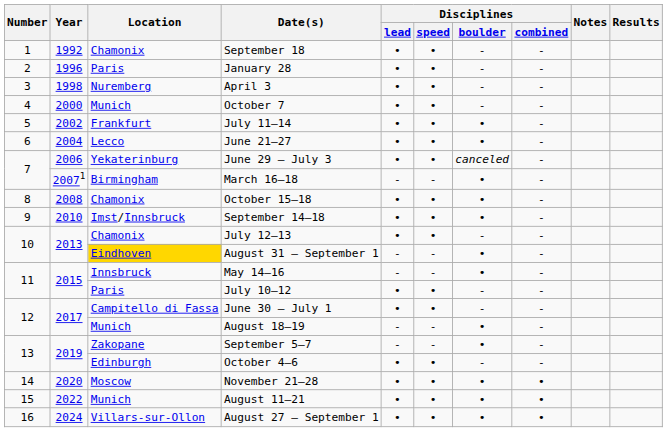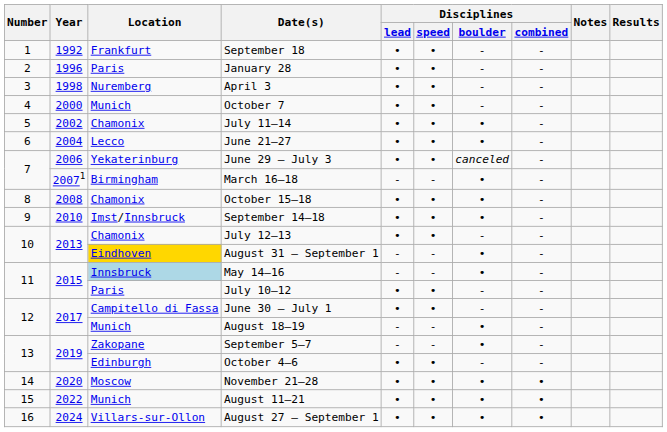(118, 50) Chamonix -> (121, 50) Frankfurt
(121, 123) Frankfurt -> (118, 123) Chamonix
(121, 272) no background -> (121, 272) lightblue background
